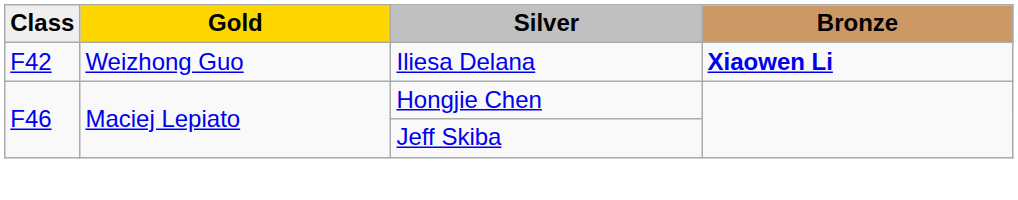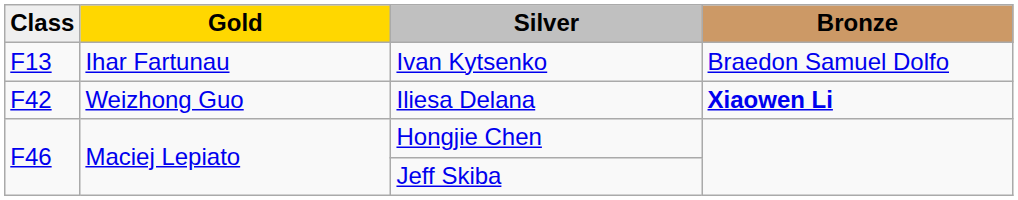+ row: (472, 61)
